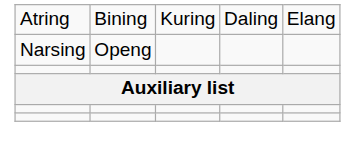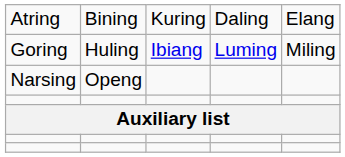+ row: (39, 49)
